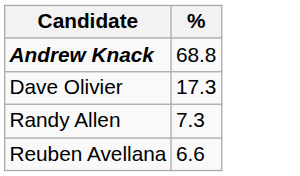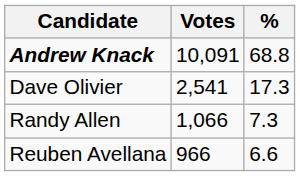+ column: (208, 21)
